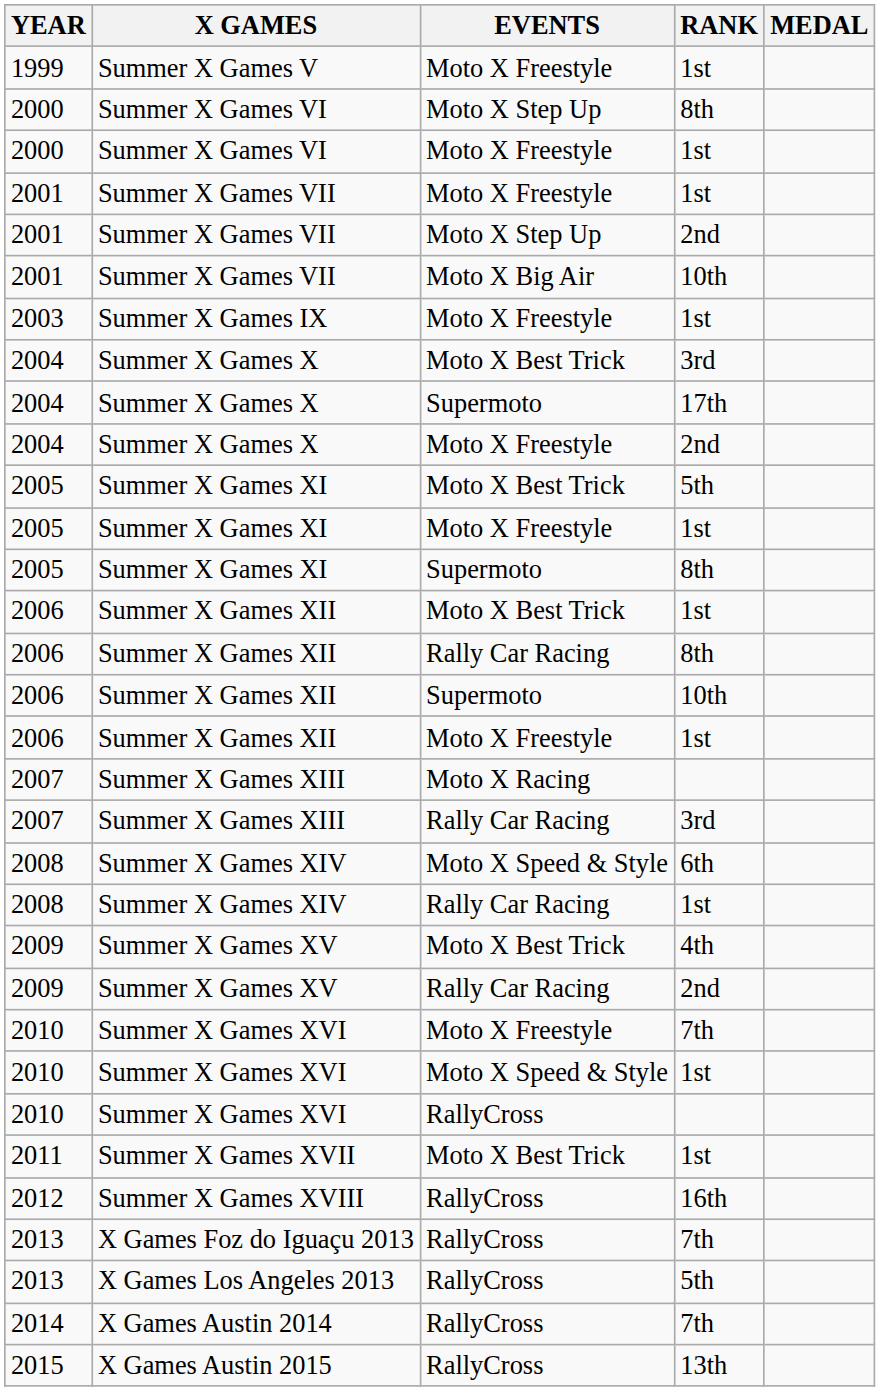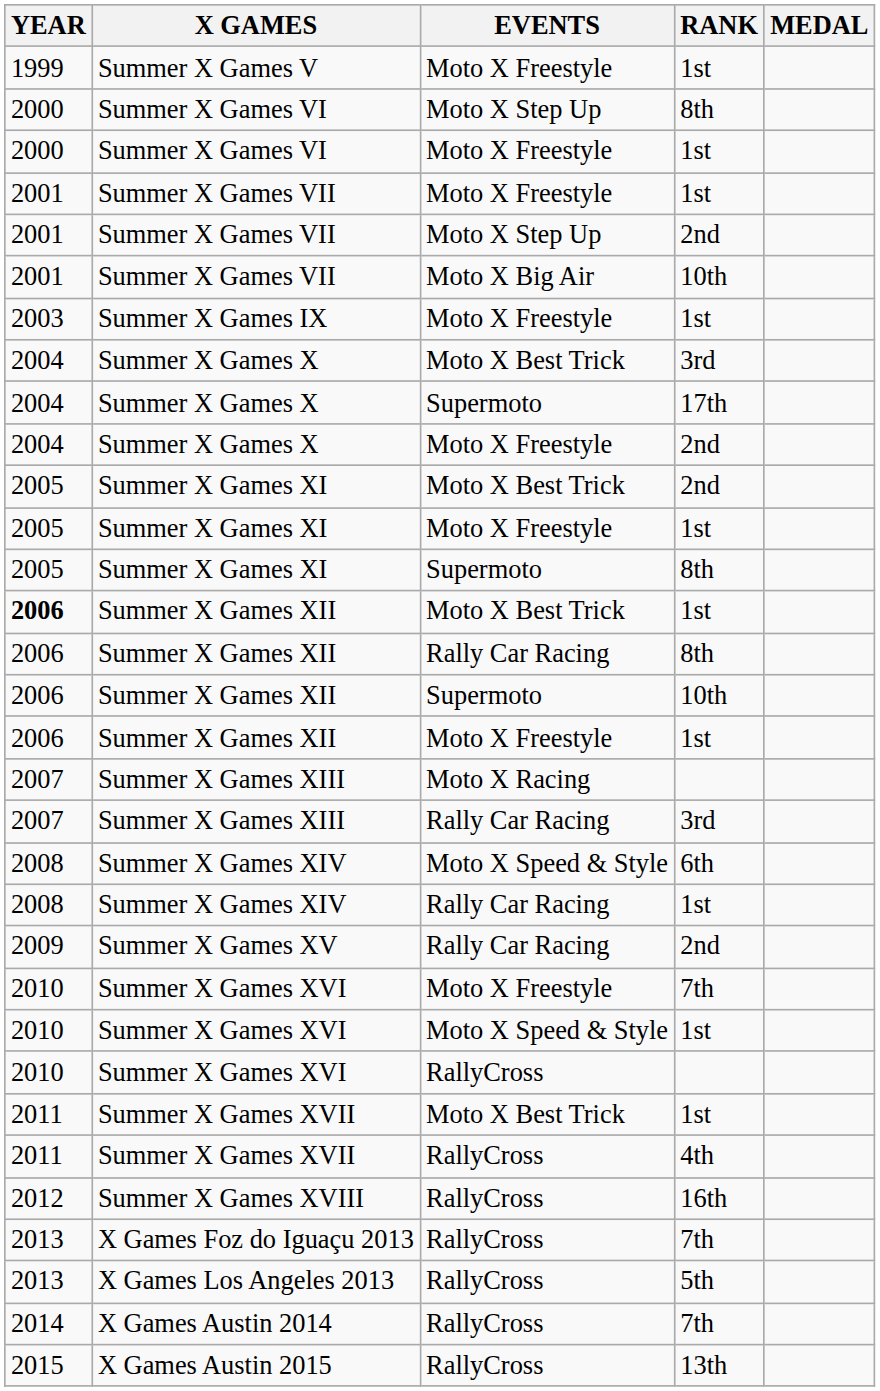(697, 485) 5th -> (700, 485) 2nd
(37, 611) normal -> (37, 611) bold
- row: (218, 946)
+ row: (227, 1155)
